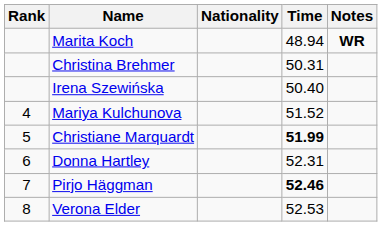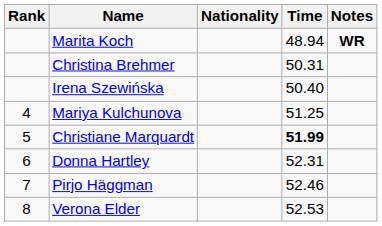(305, 112) 51.52 -> (305, 112) 51.25
(305, 185) bold -> (305, 185) normal
